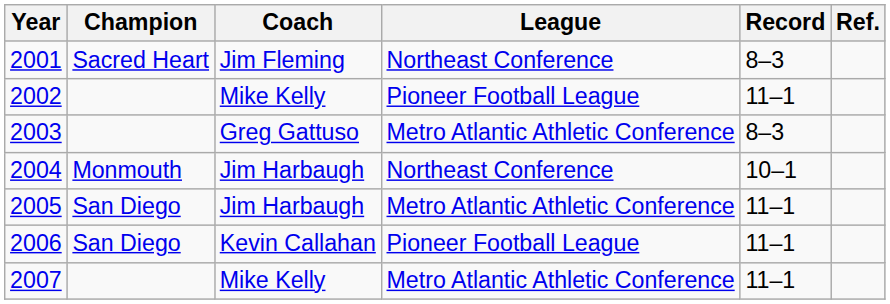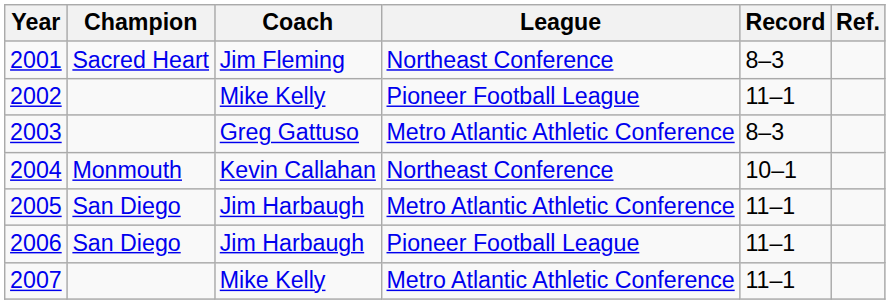(292, 170) Jim Harbaugh -> (298, 170) Kevin Callahan
(298, 243) Kevin Callahan -> (292, 243) Jim Harbaugh
